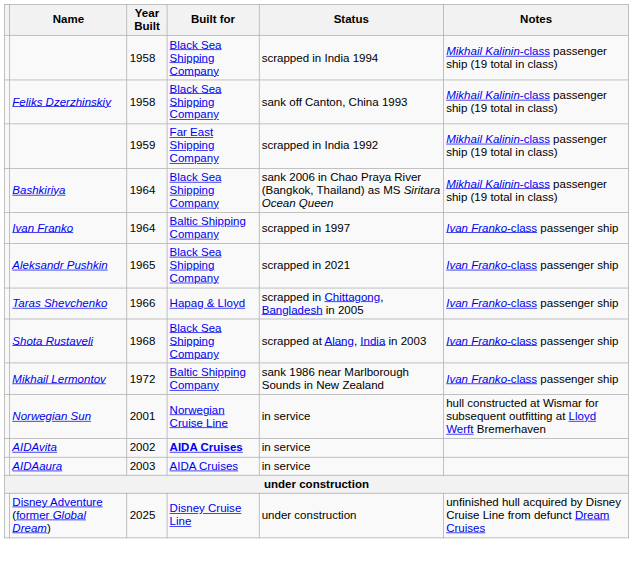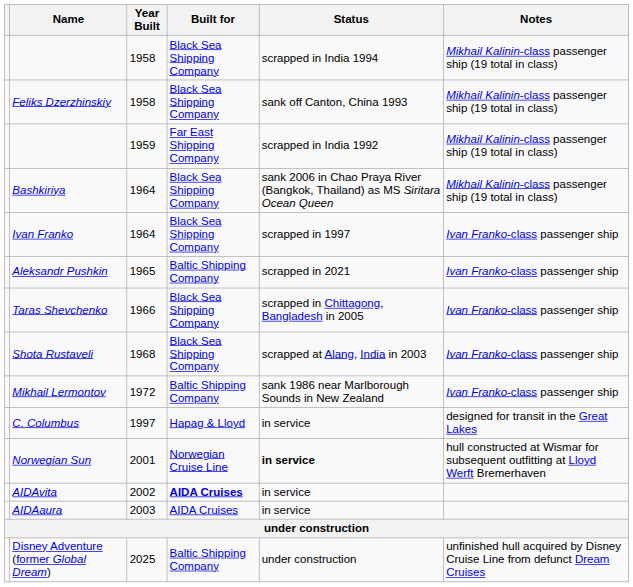(208, 228) Baltic Shipping Company -> (196, 234) Black Sea Shipping Company
(196, 265) Black Sea Shipping Company -> (208, 272) Baltic Shipping Company
(207, 303) Hapag & Lloyd -> (196, 310) Black Sea Shipping Company
+ row: (46, 423)
(286, 416) normal -> (288, 460) bold
(205, 515) Disney Cruise Line -> (208, 559) Baltic Shipping Company
